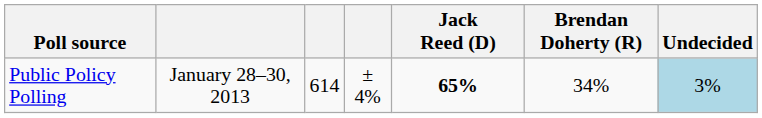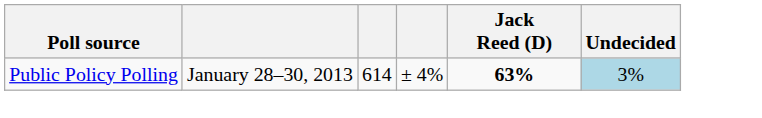- column: (591, 31)
(458, 85) 65% -> (514, 74) 63%
